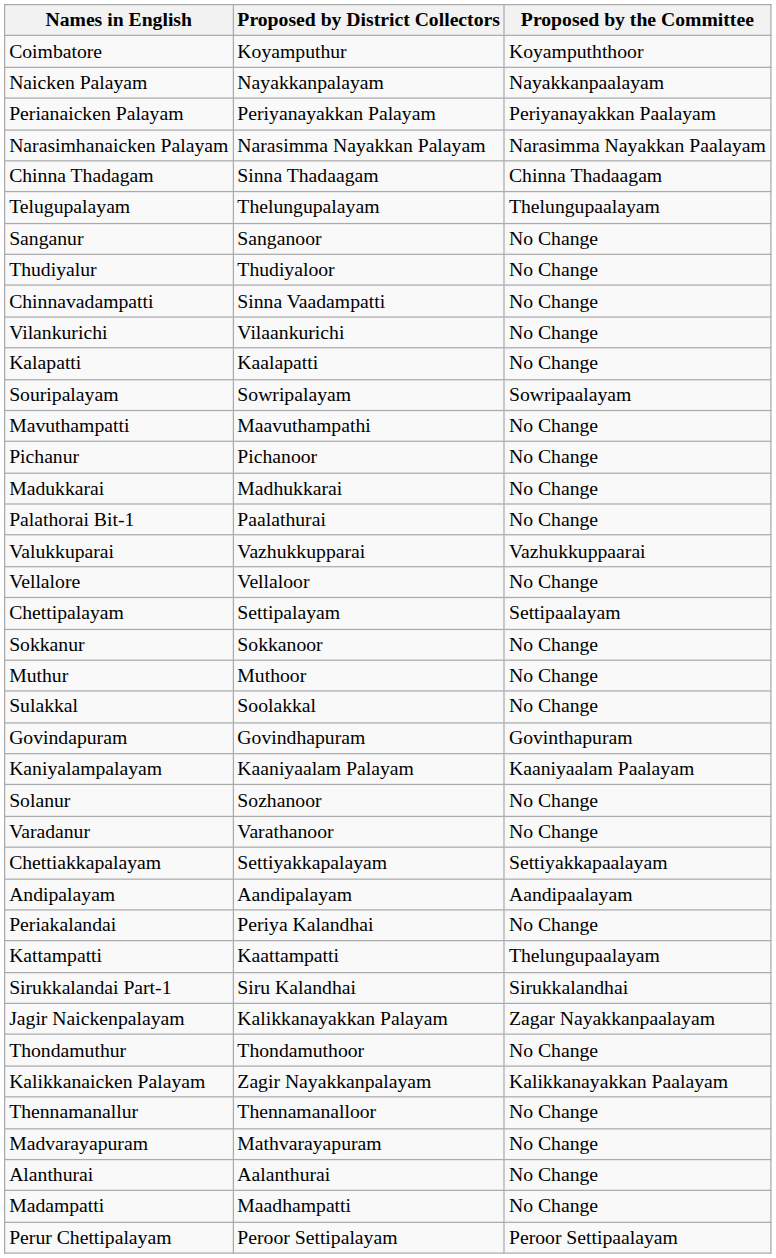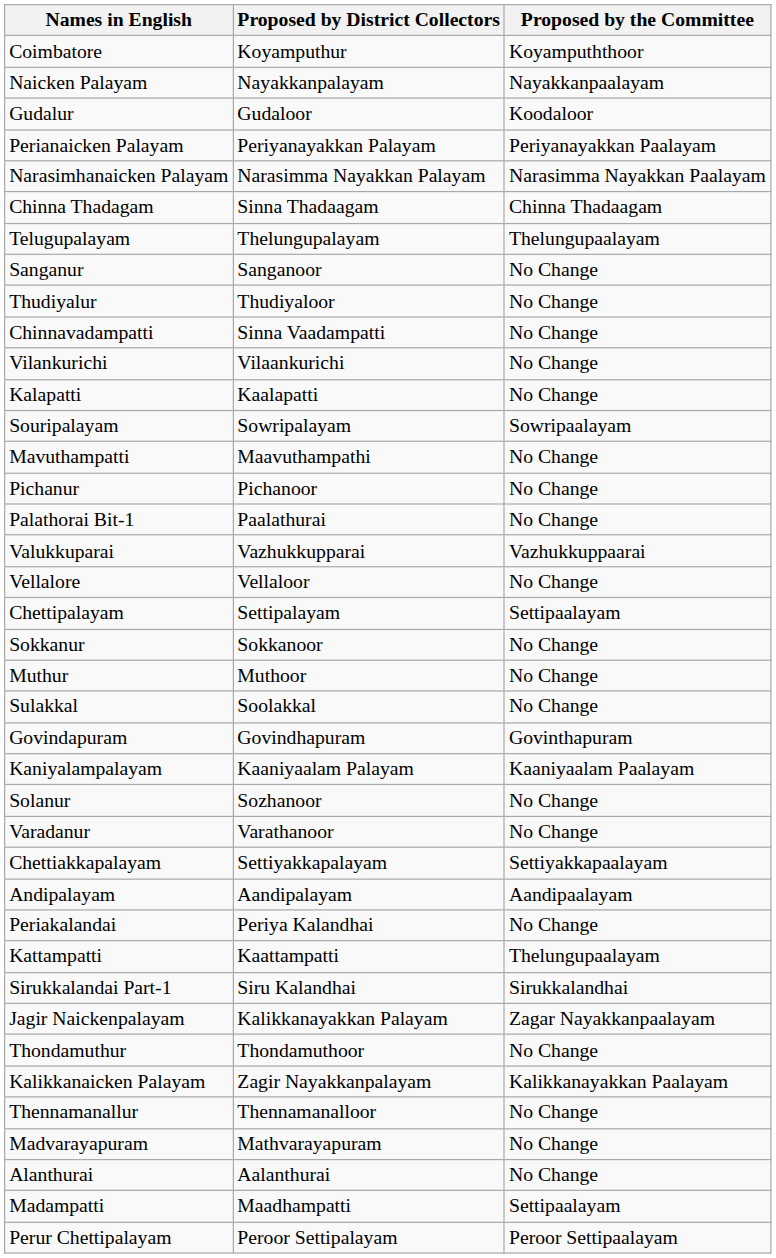+ row: (41, 113)
- row: (57, 488)
(554, 1206) No Change -> (565, 1206) Settipaalayam
